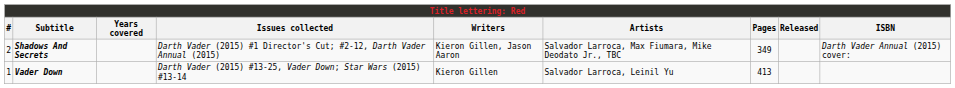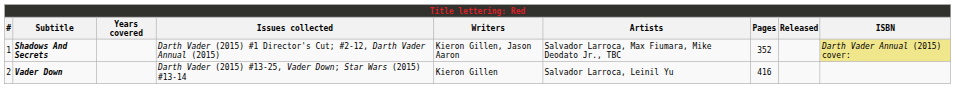(9, 50) 2 -> (9, 50) 1
(764, 50) 349 -> (764, 50) 352
(882, 50) no background -> (882, 50) khaki background
(9, 72) 1 -> (9, 72) 2
(764, 72) 413 -> (764, 72) 416
